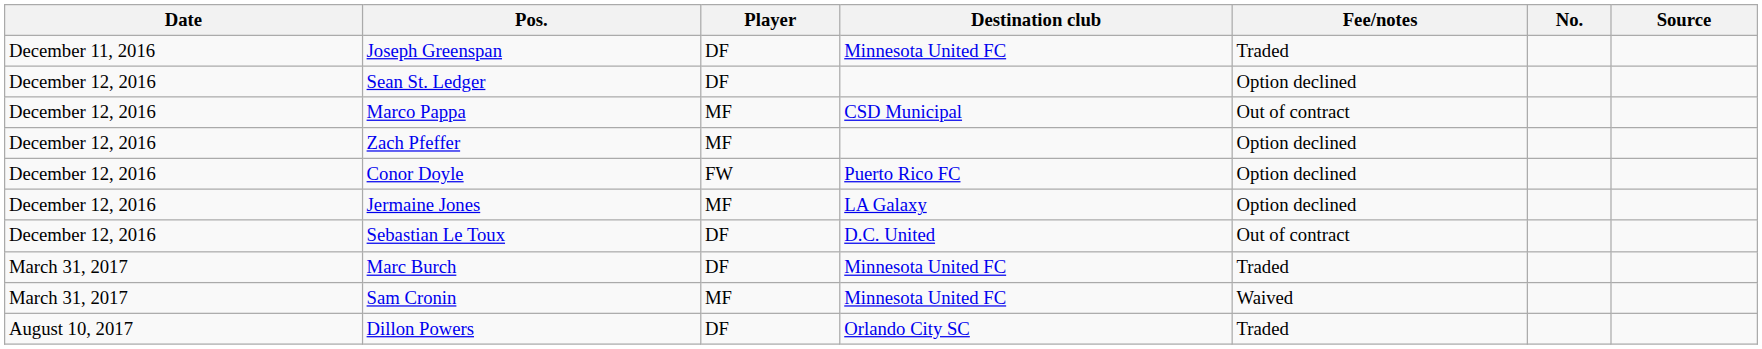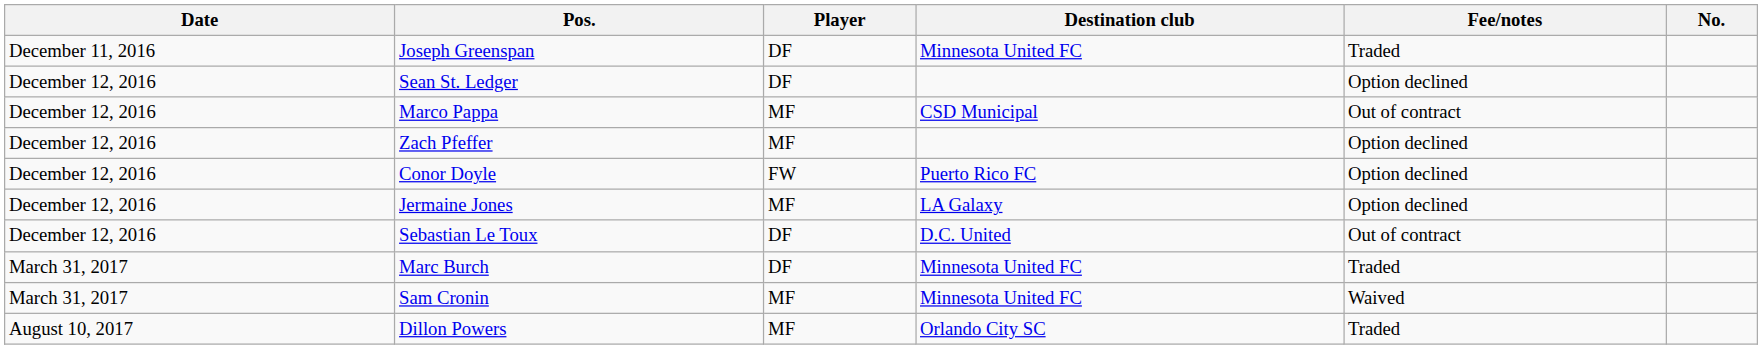- column: (1684, 20)
(717, 328) DF -> (782, 328) MF
